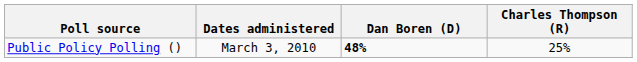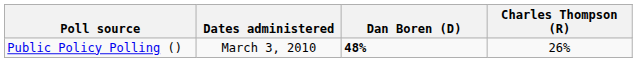(559, 48) 25% -> (559, 48) 26%
